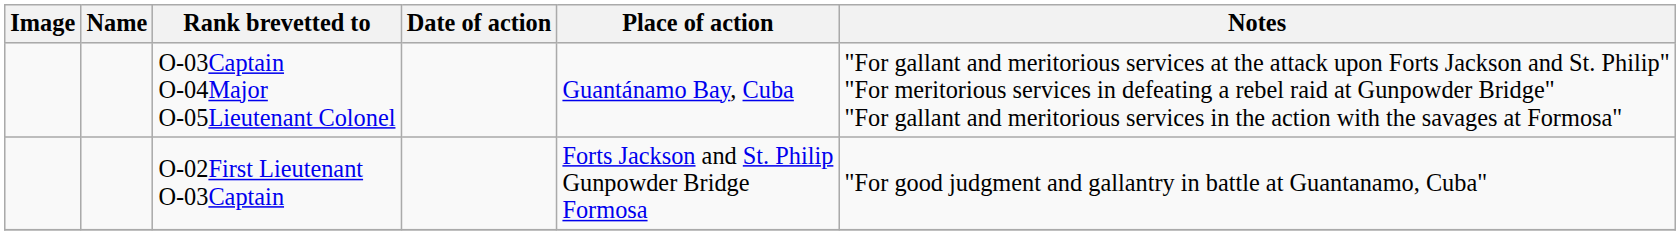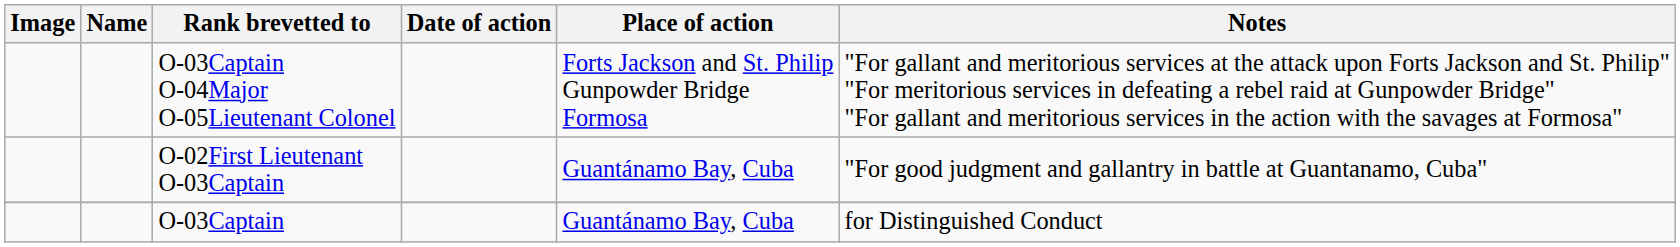(678, 89) Guantánamo Bay, Cuba -> (698, 89) Forts Jackson and St. Philip Gunpowder Bridge Formosa
(698, 183) Forts Jackson and St. Philip Gunpowder Bridge Formosa -> (678, 169) Guantánamo Bay, Cuba
+ row: (221, 221)
